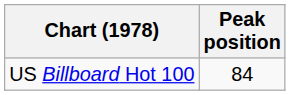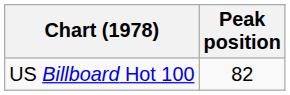(242, 74) 84 -> (242, 74) 82
